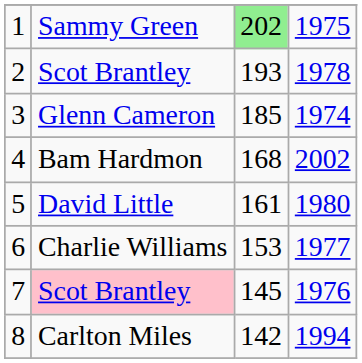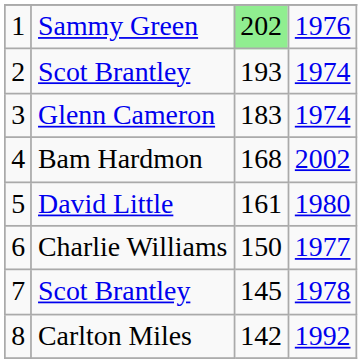(323, 26) 1975 -> (323, 26) 1976
(323, 70) 1978 -> (323, 70) 1974
(261, 114) 185 -> (261, 114) 183
(261, 247) 153 -> (261, 247) 150
(114, 291) pink background -> (114, 291) no background
(323, 291) 1976 -> (323, 291) 1978
(323, 335) 1994 -> (323, 335) 1992
